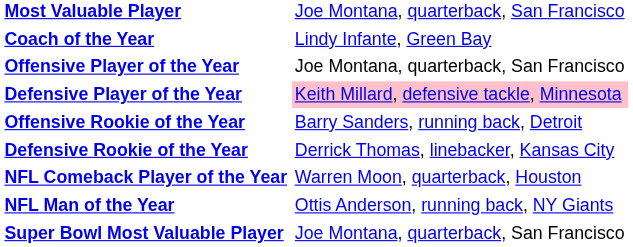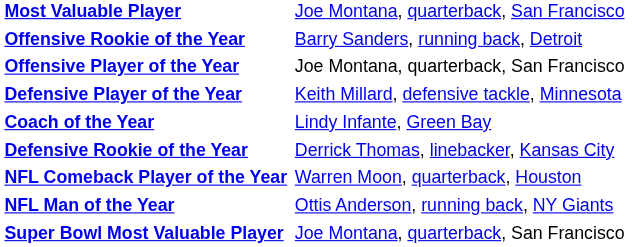rows swapped: (79, 39) <-> (125, 122)
(458, 94) pink background -> (458, 94) no background
